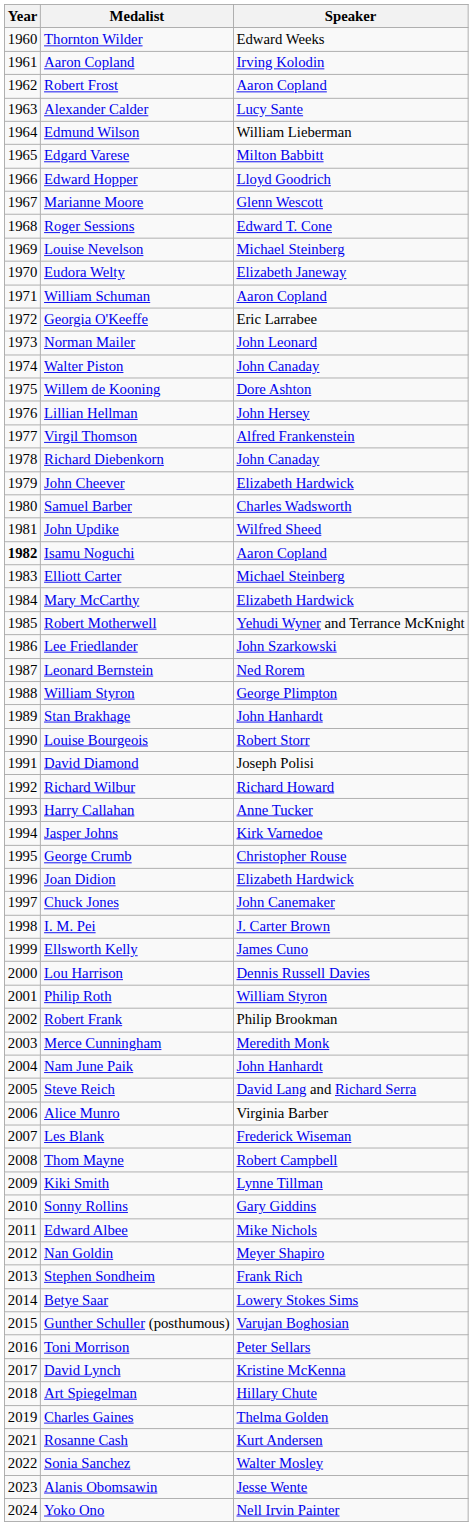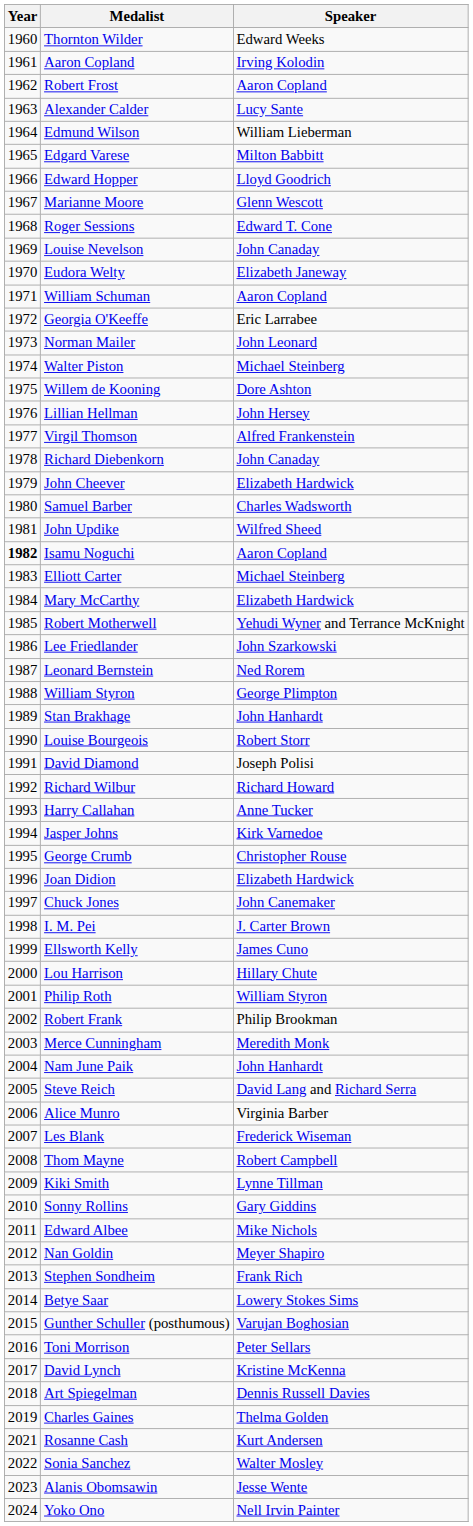(291, 249) Michael Steinberg -> (278, 249) John Canaday
(278, 366) John Canaday -> (291, 366) Michael Steinberg
(303, 973) Dennis Russell Davies -> (277, 973) Hillary Chute
(277, 1393) Hillary Chute -> (303, 1393) Dennis Russell Davies
